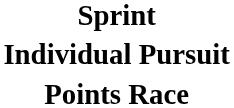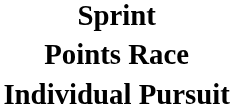rows swapped: (117, 54) <-> (117, 94)
